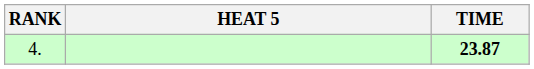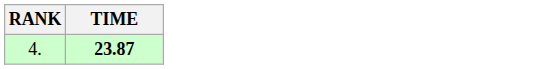- column: (248, 19)
